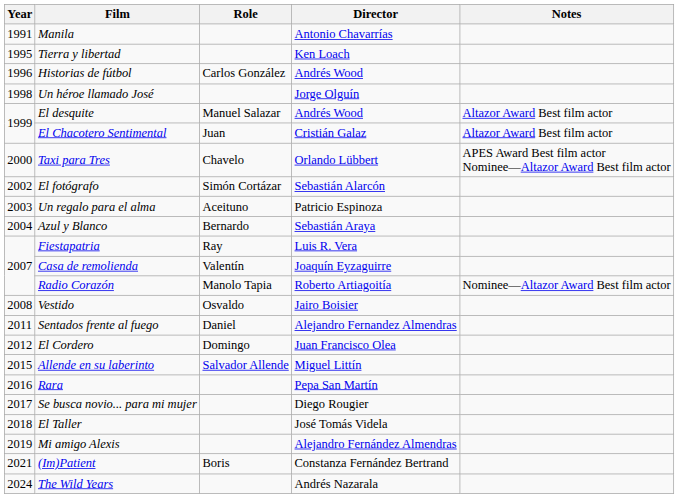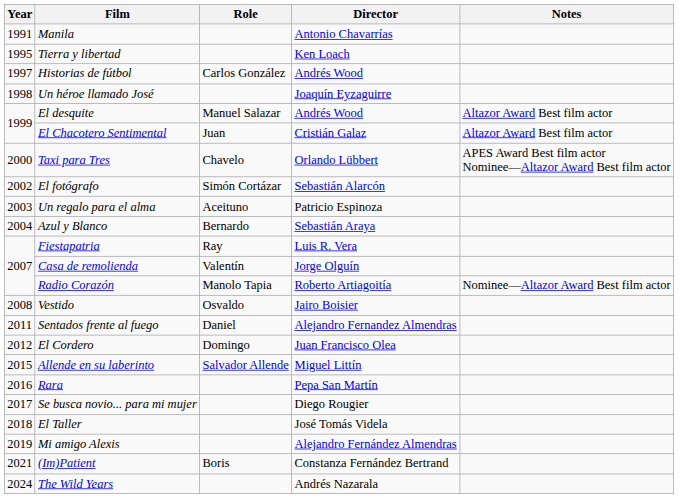(20, 73) 1996 -> (20, 73) 1997
(327, 93) Jorge Olguín -> (343, 93) Joaquín Eyzaguirre
(343, 265) Joaquín Eyzaguirre -> (327, 265) Jorge Olguín
